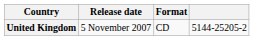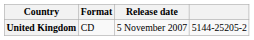columns swapped: (116, 12) <-> (171, 12)
